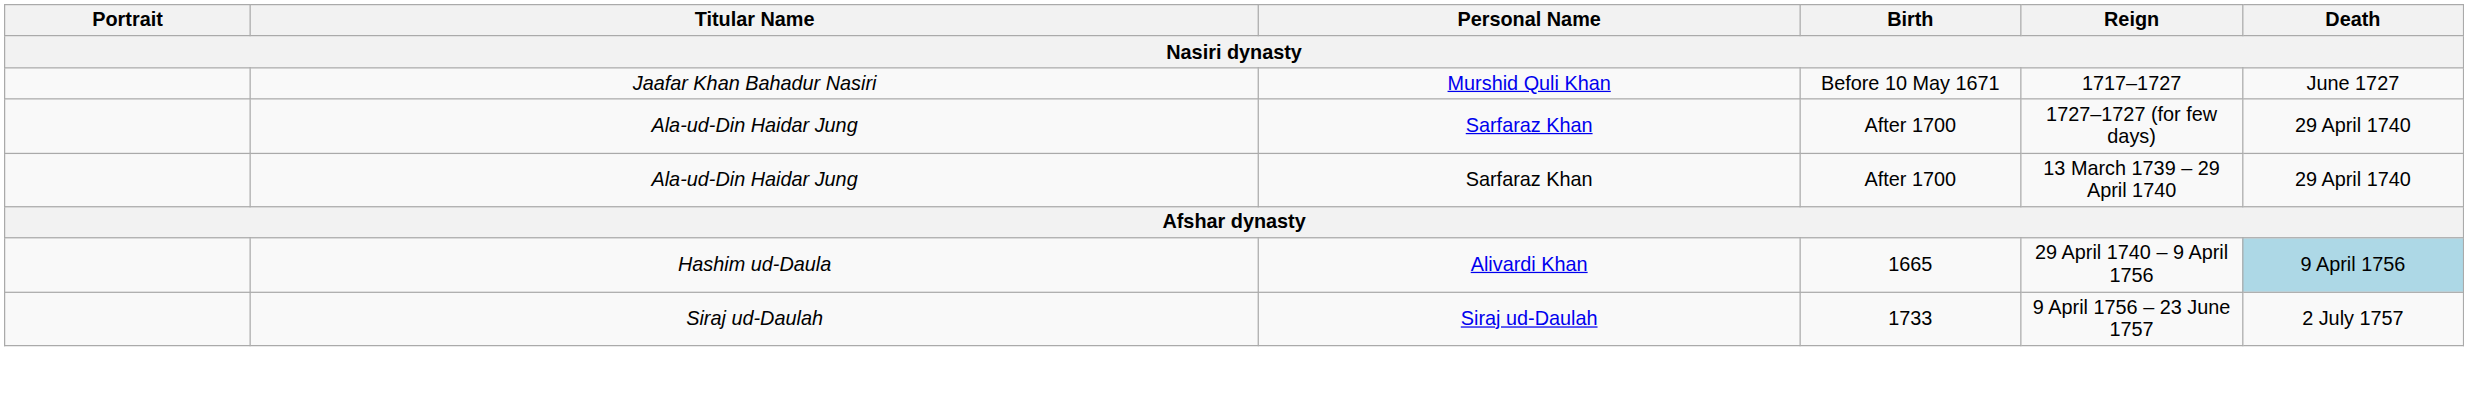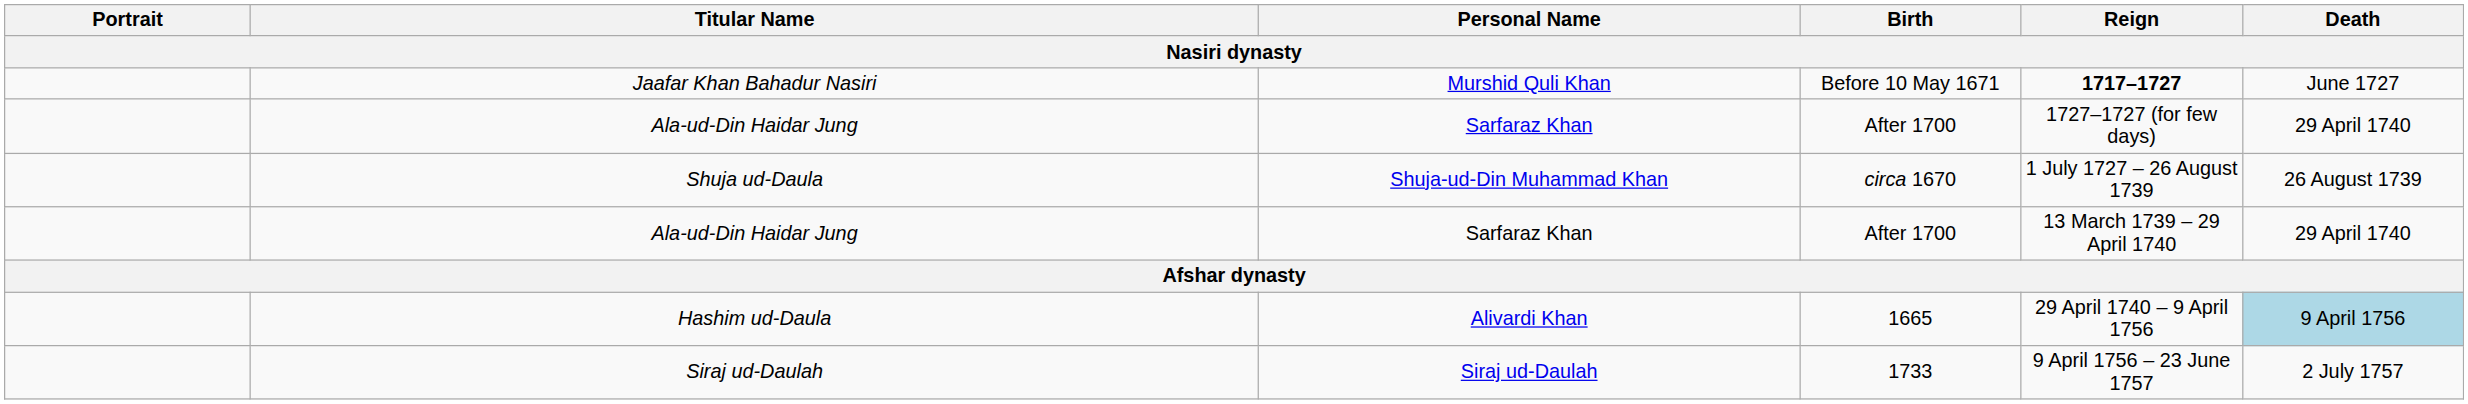(2132, 83) normal -> (2132, 83) bold
+ row: (755, 179)
